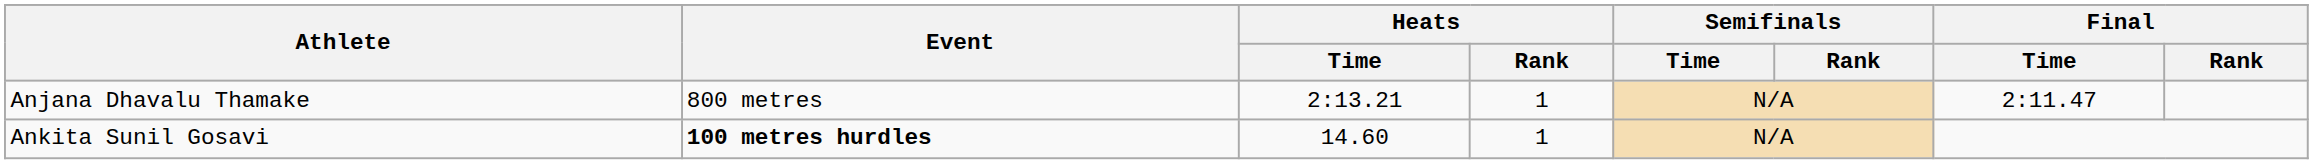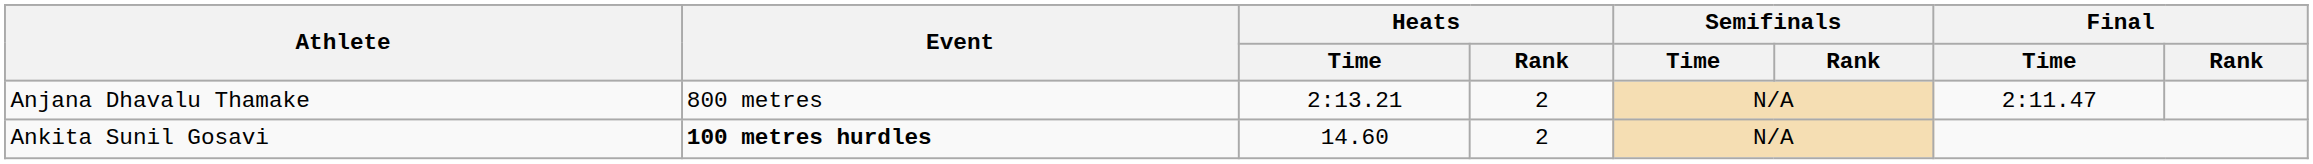(1542, 100) 1 -> (1542, 100) 2
(1542, 138) 1 -> (1542, 138) 2
